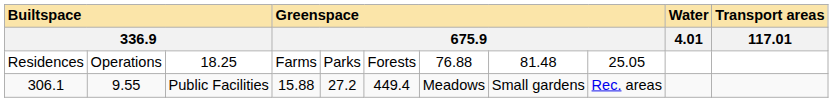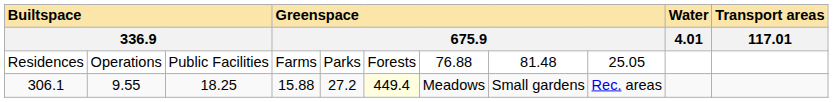(219, 62) 18.25 -> (219, 62) Public Facilities
(219, 85) Public Facilities -> (219, 85) 18.25
(392, 85) no background -> (392, 85) lightyellow background
